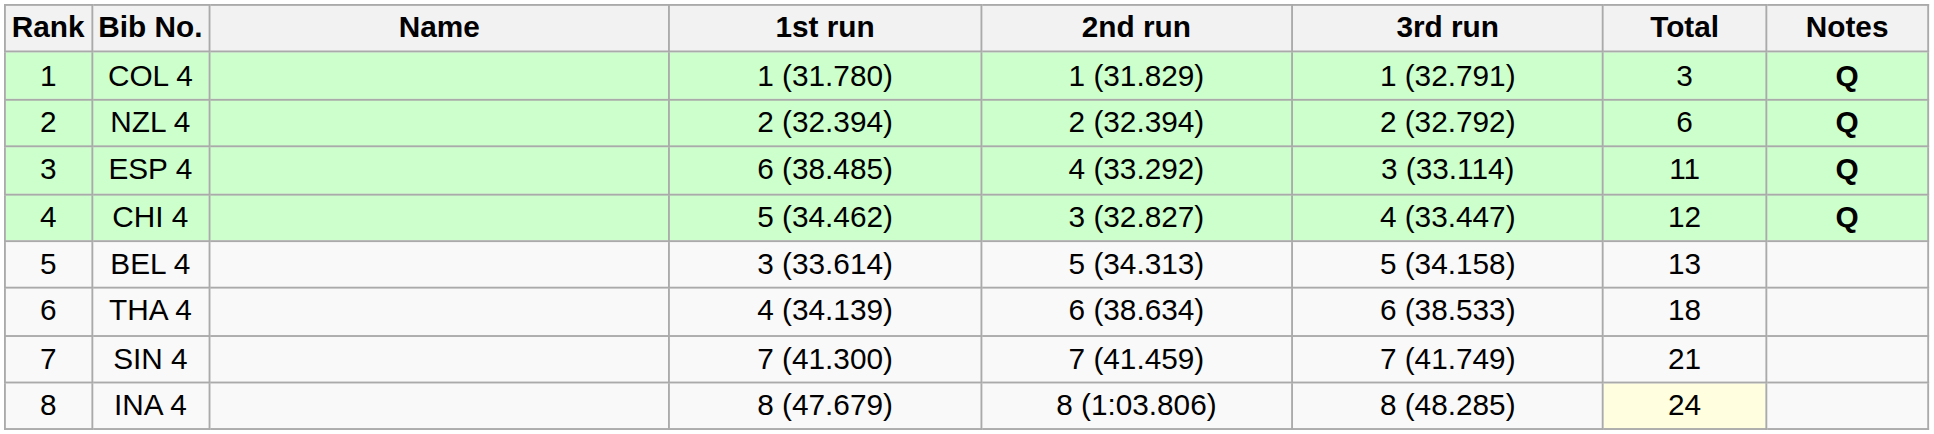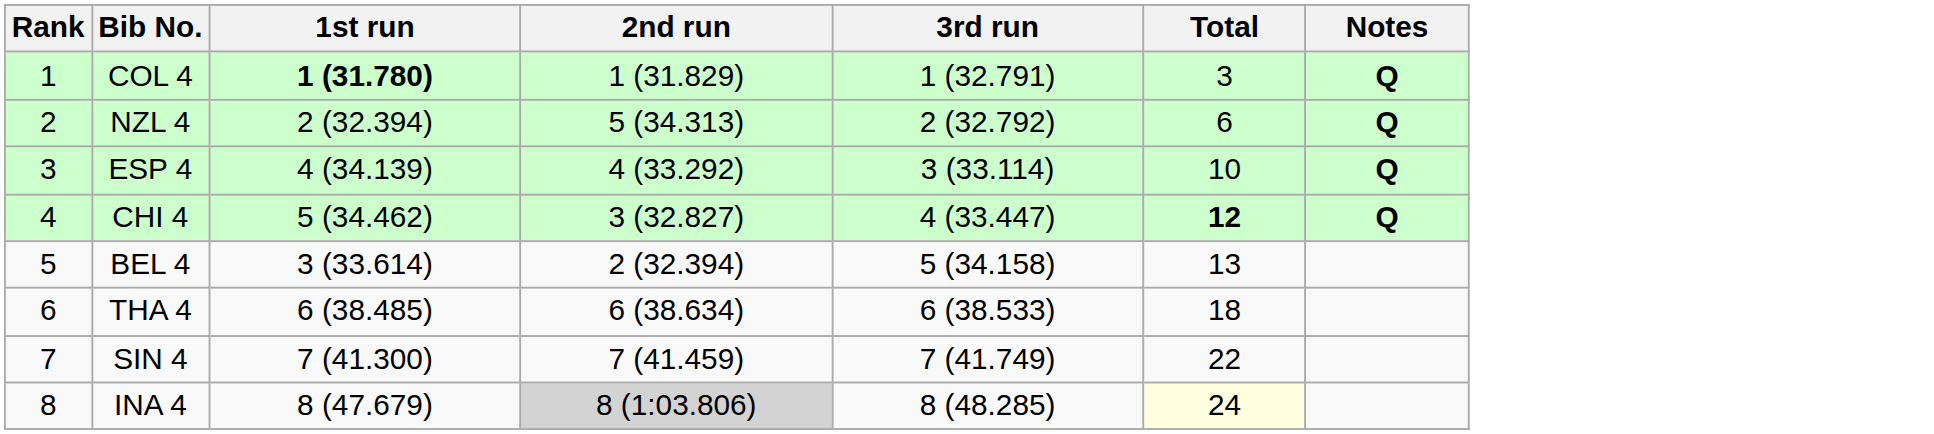- column: (439, 28)
(825, 75) normal -> (365, 75) bold
(1136, 122) 2 (32.394) -> (676, 122) 5 (34.313)
(825, 169) 6 (38.485) -> (365, 169) 4 (34.139)
(1685, 169) 11 -> (1224, 169) 10
(1685, 216) normal -> (1224, 216) bold
(1136, 264) 5 (34.313) -> (676, 264) 2 (32.394)
(825, 311) 4 (34.139) -> (365, 311) 6 (38.485)
(1685, 358) 21 -> (1224, 358) 22
(1136, 405) no background -> (676, 405) lightgrey background
